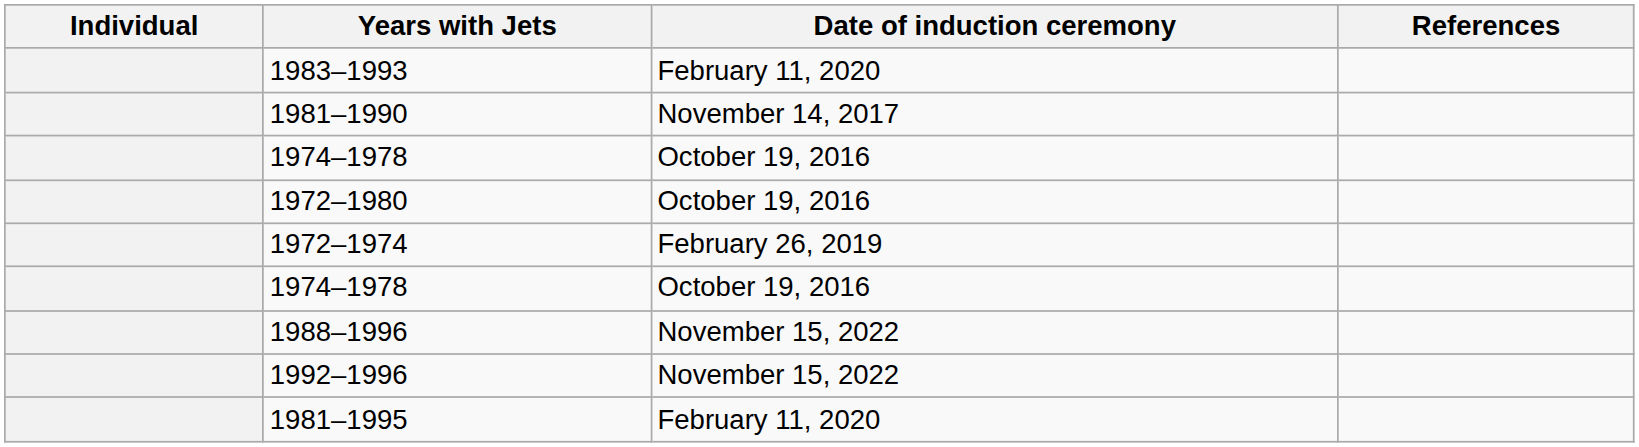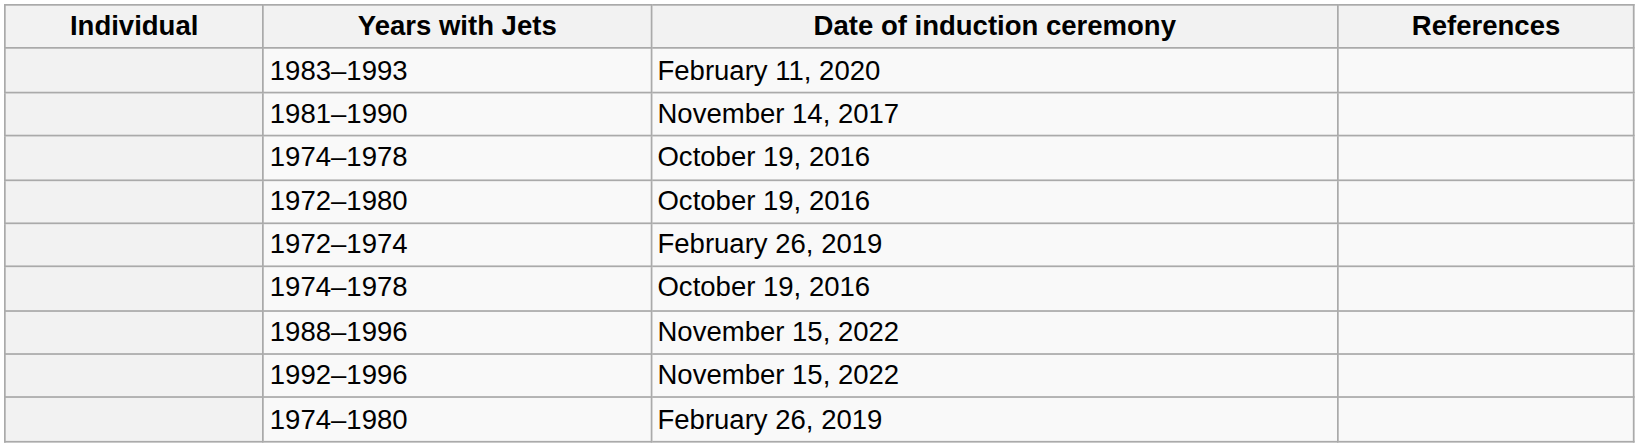+ row: (339, 419)
- row: (339, 419)
